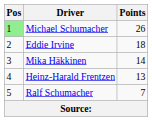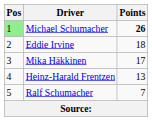(141, 28) normal -> (141, 28) bold
(141, 60) 14 -> (141, 60) 17
